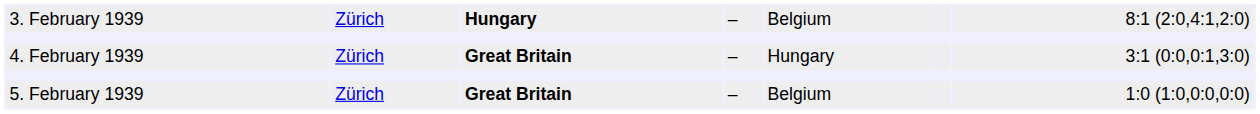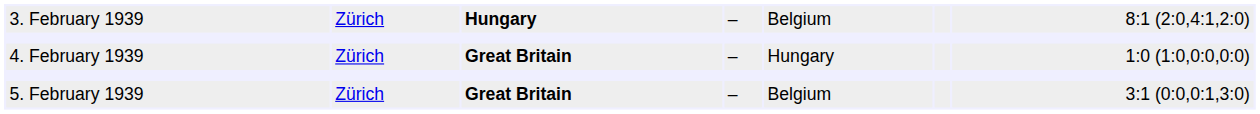(1188, 56) 3:1 (0:0,0:1,3:0) -> (1188, 56) 1:0 (1:0,0:0,0:0)
(1188, 94) 1:0 (1:0,0:0,0:0) -> (1188, 94) 3:1 (0:0,0:1,3:0)
